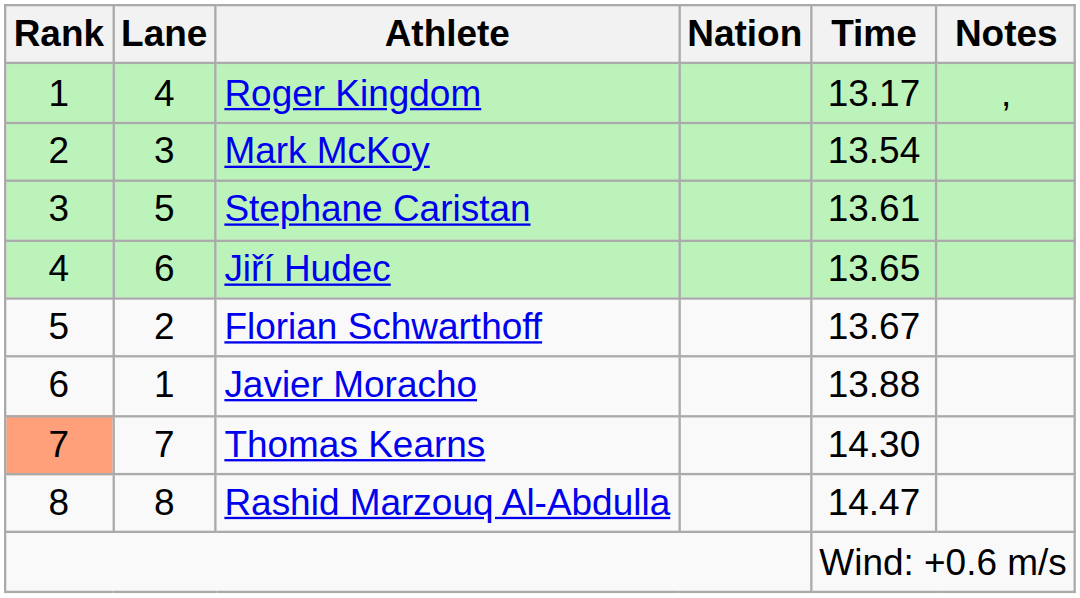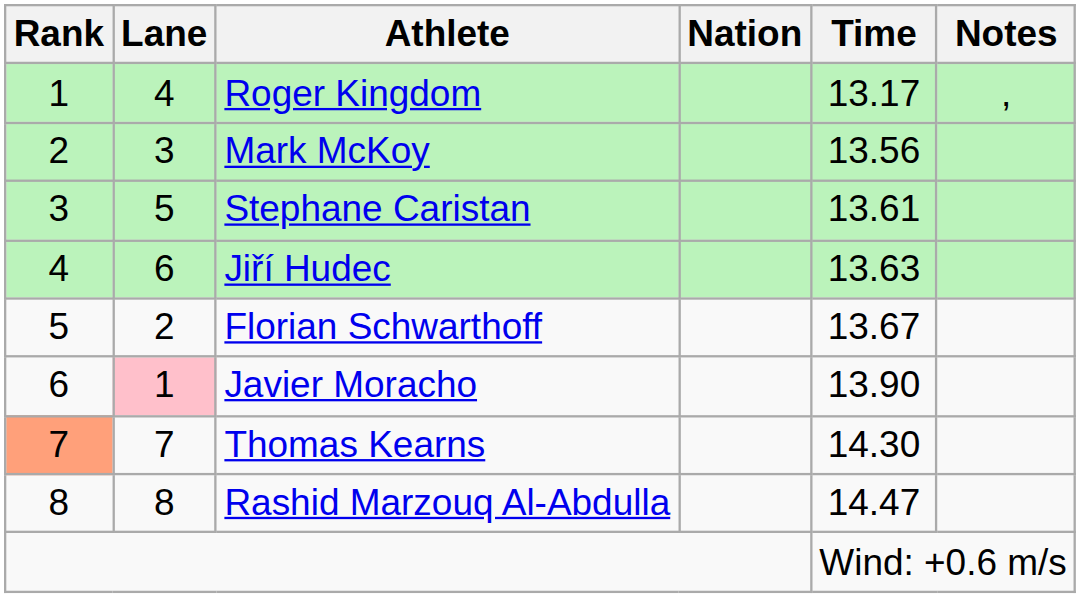(874, 151) 13.54 -> (874, 151) 13.56
(874, 268) 13.65 -> (874, 268) 13.63
(164, 385) no background -> (164, 385) pink background
(874, 385) 13.88 -> (874, 385) 13.90
